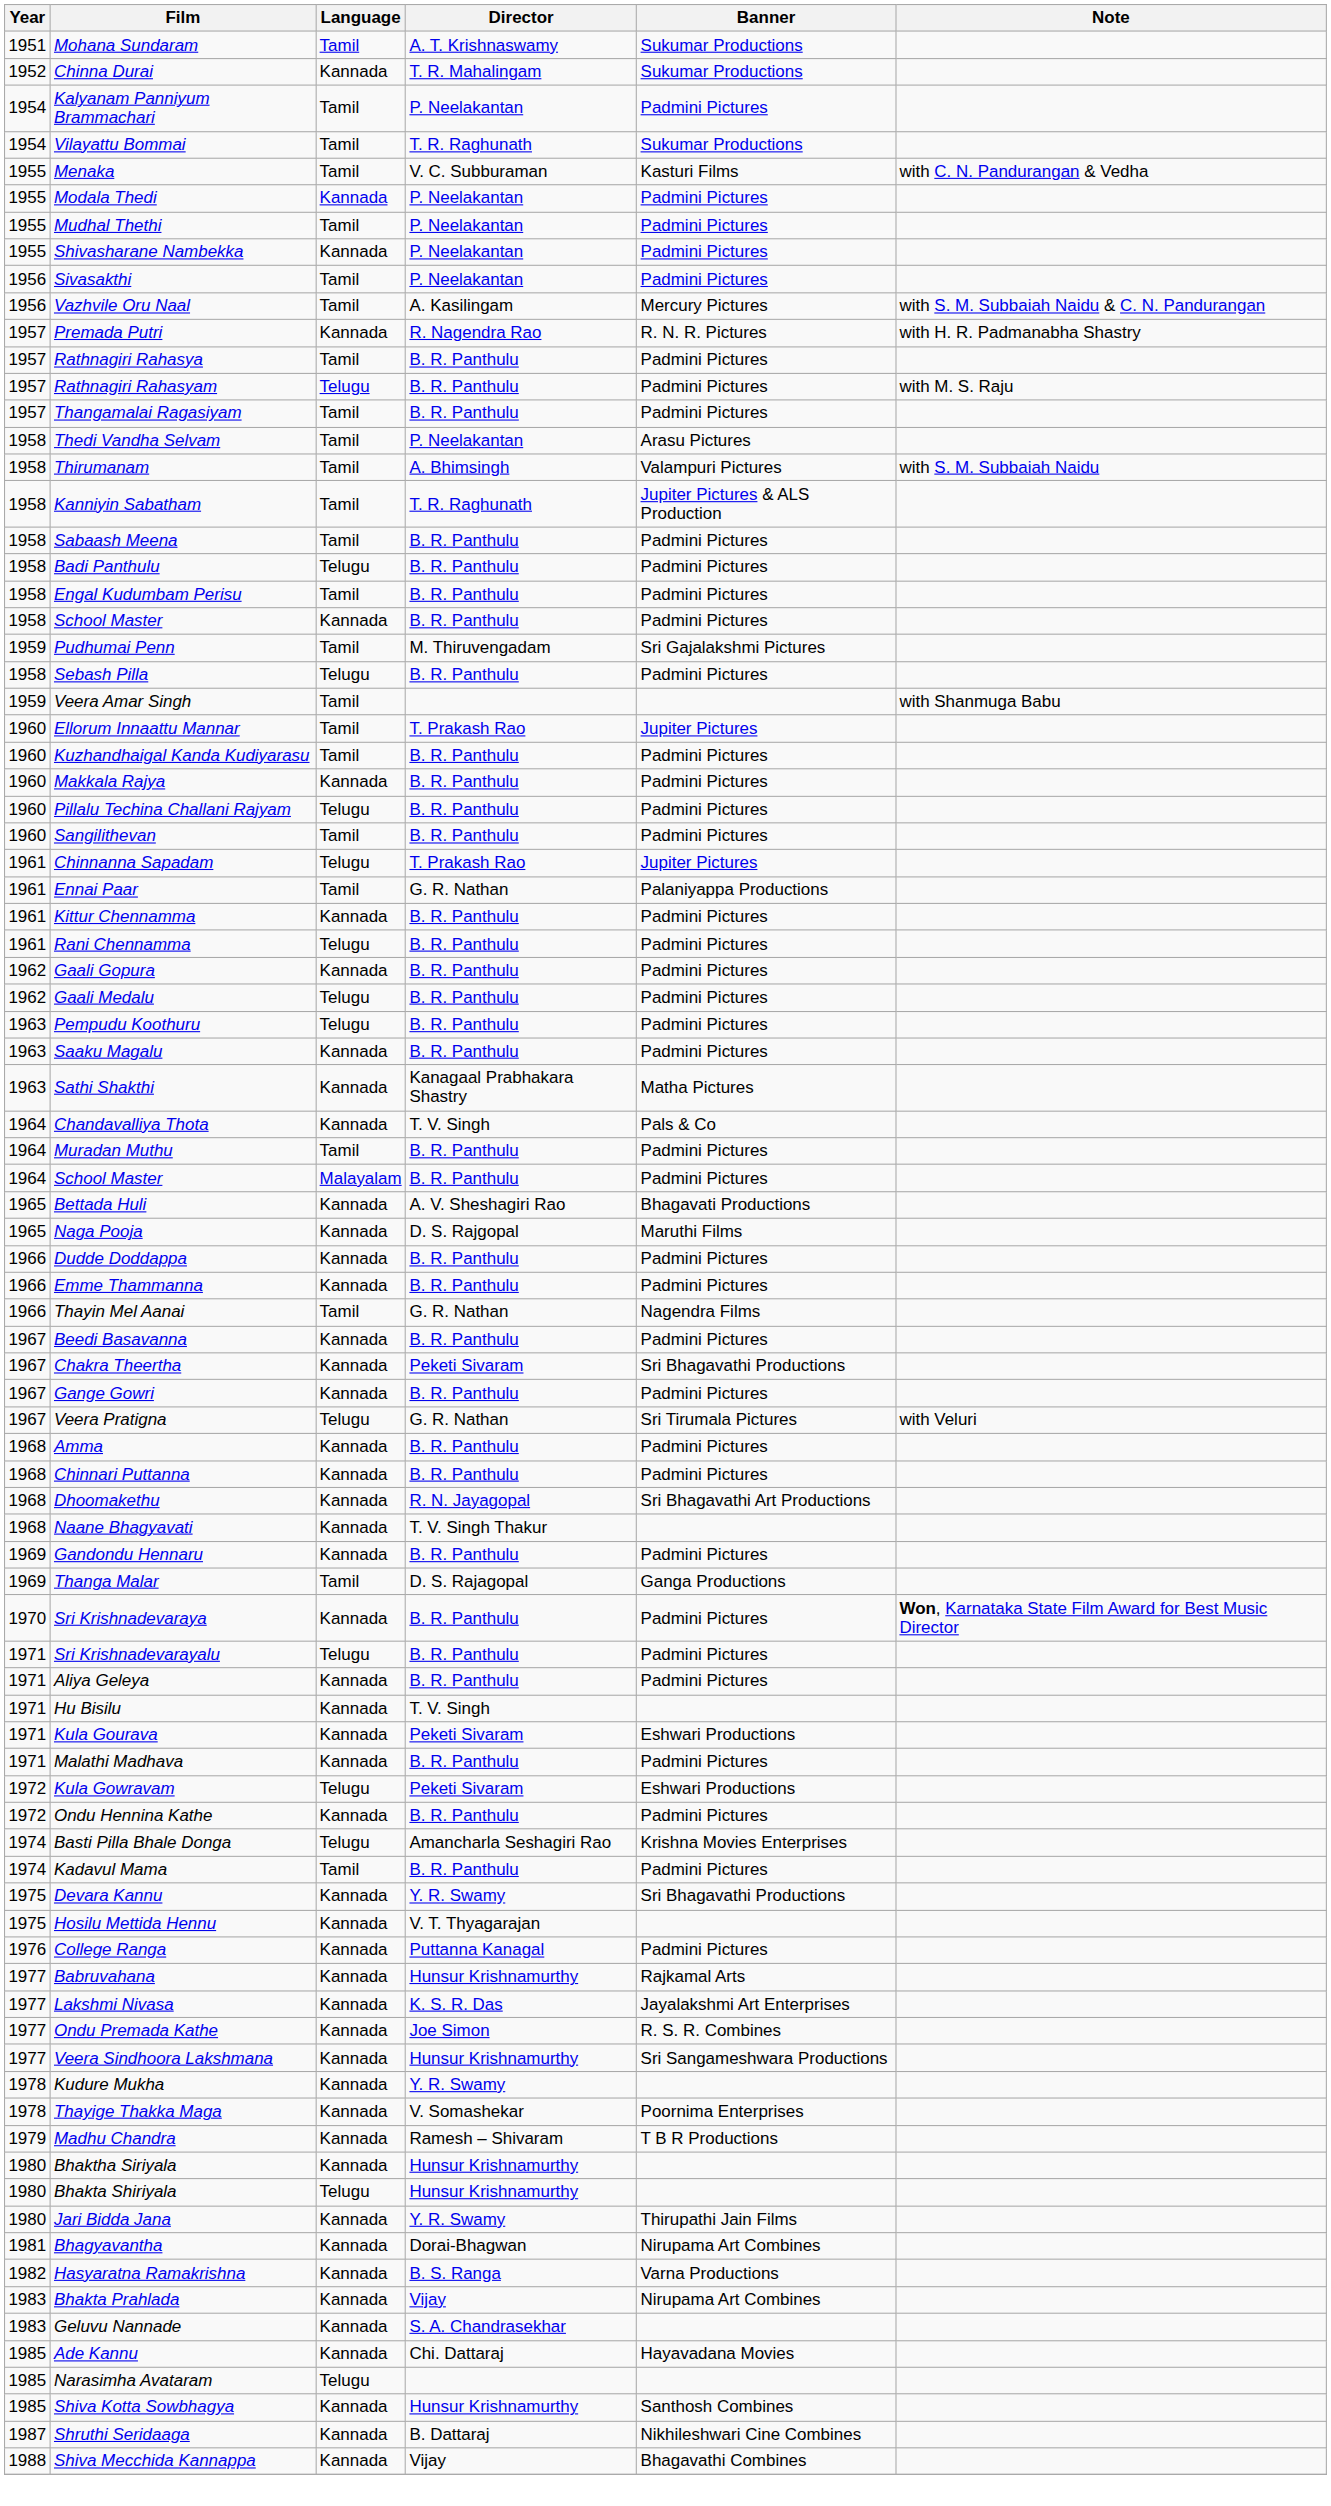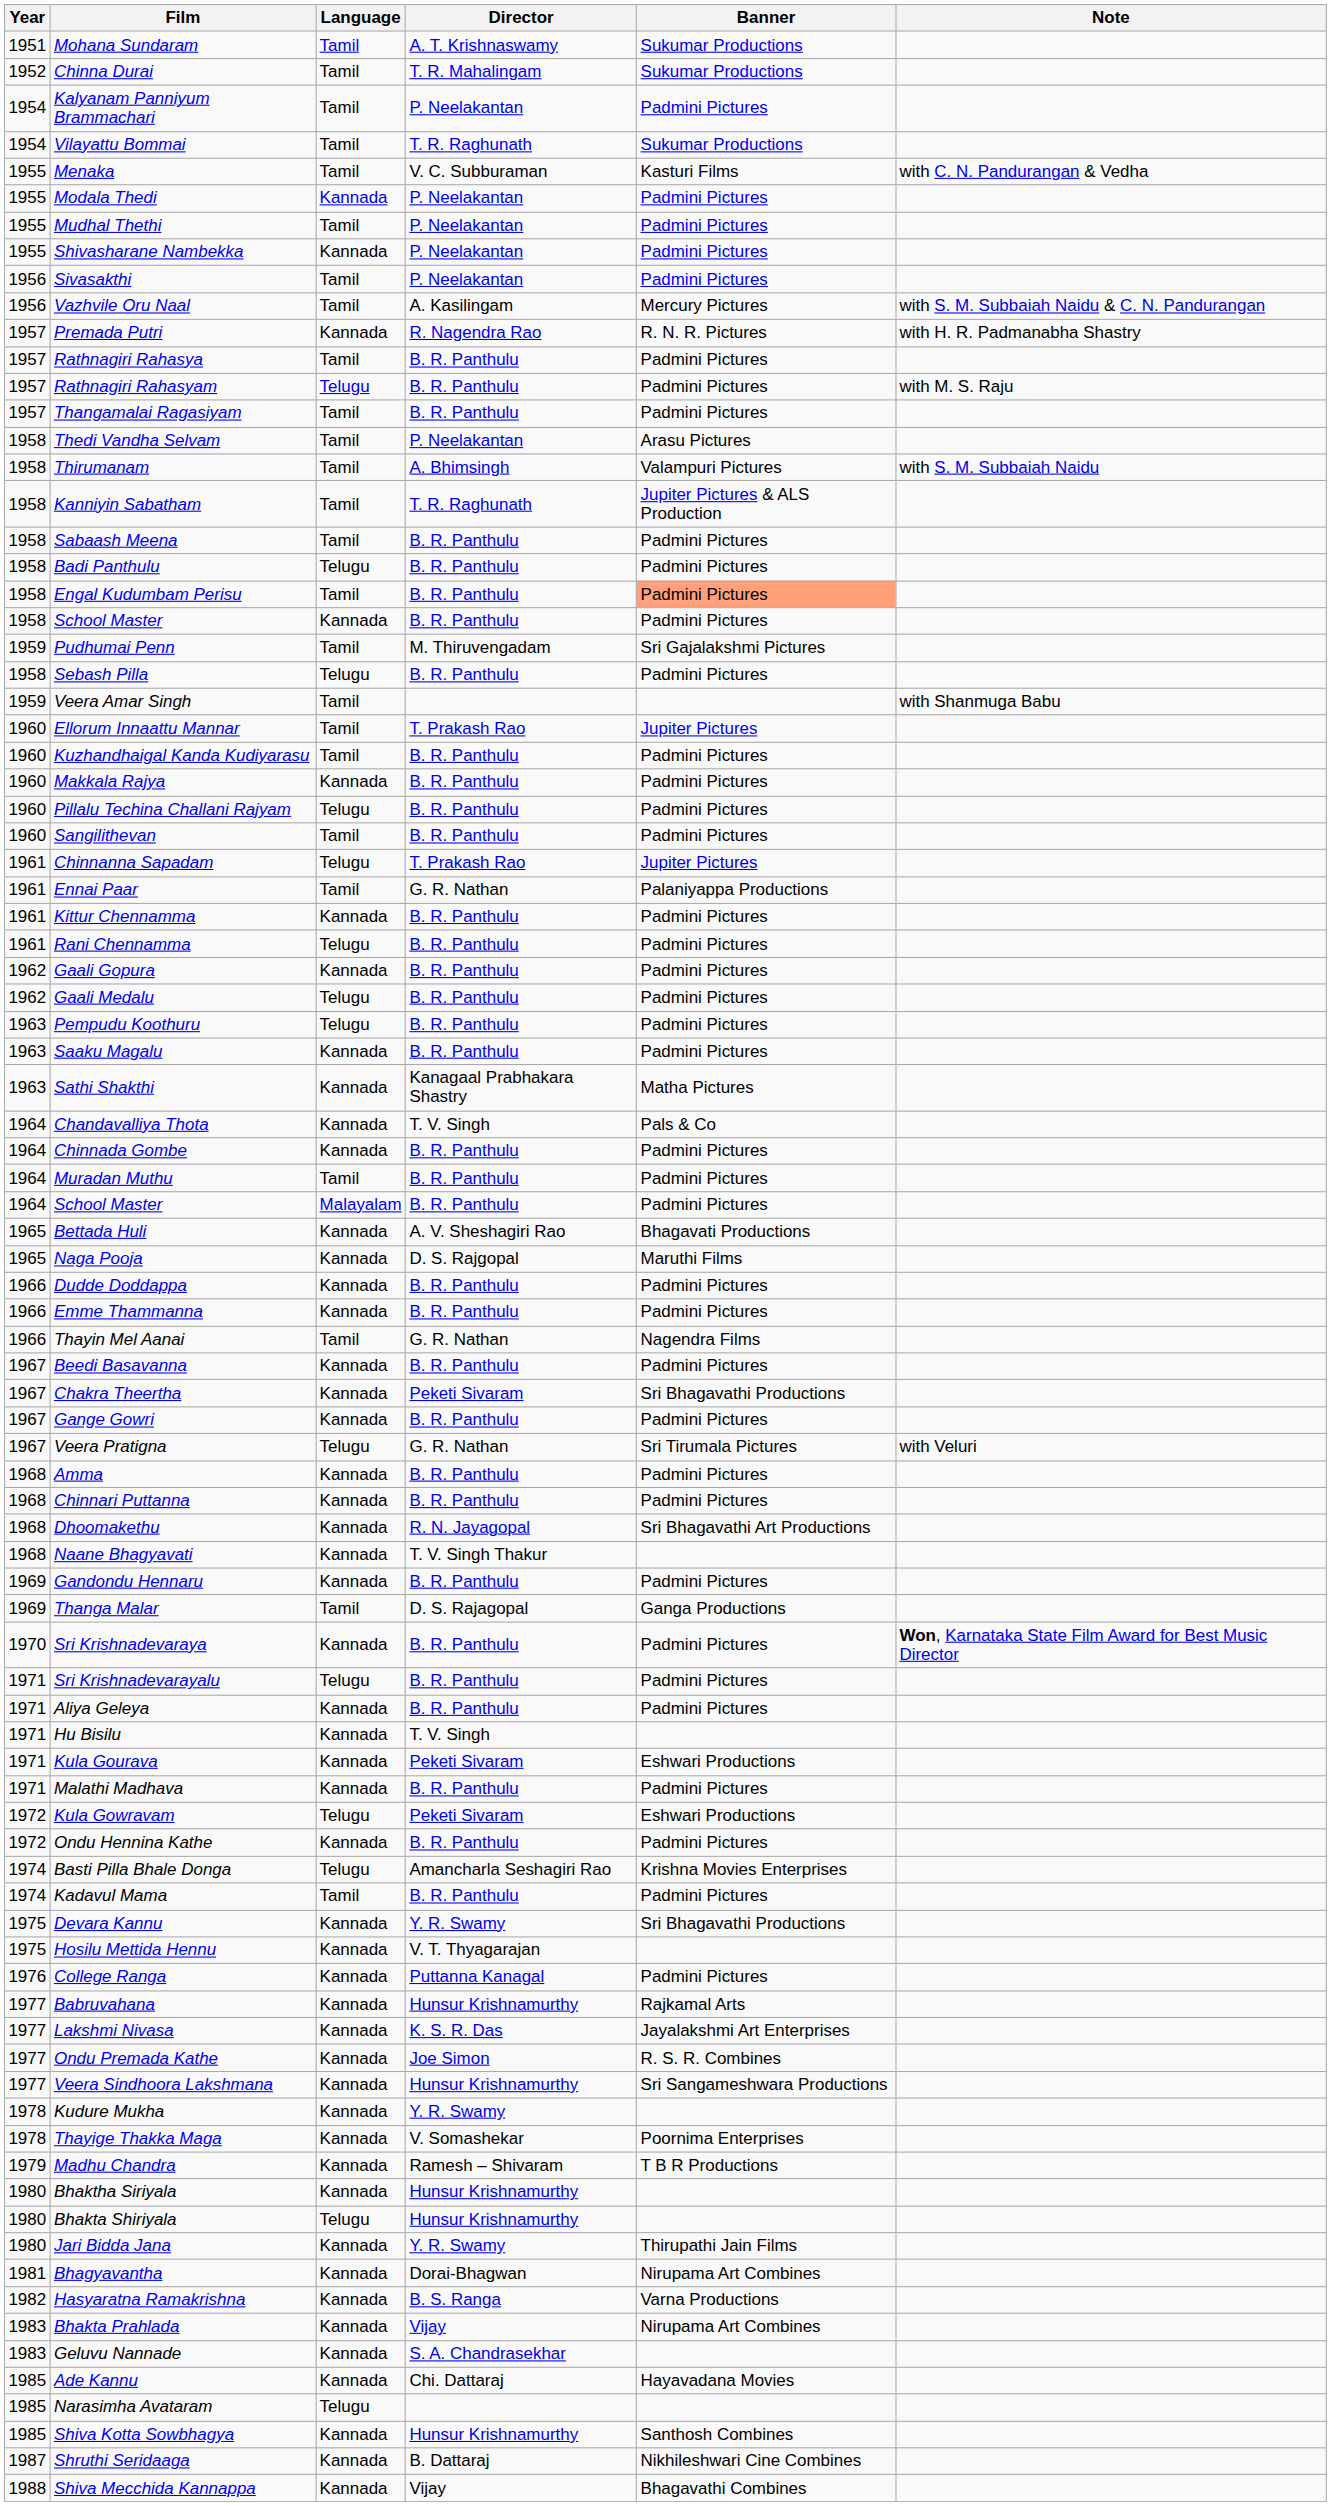(354, 71) Kannada -> (339, 71) Tamil
(704, 594) no background -> (704, 594) lightsalmon background
+ row: (27, 1151)
